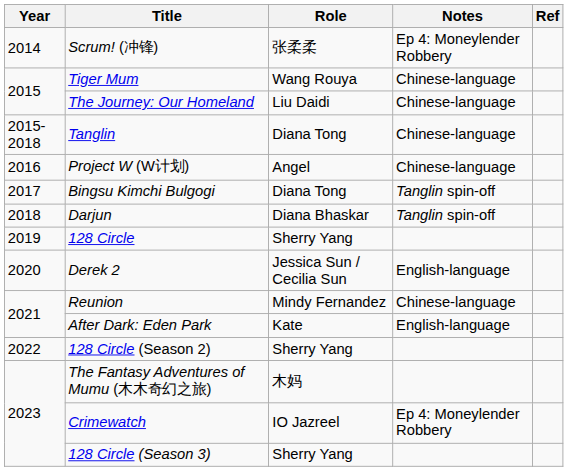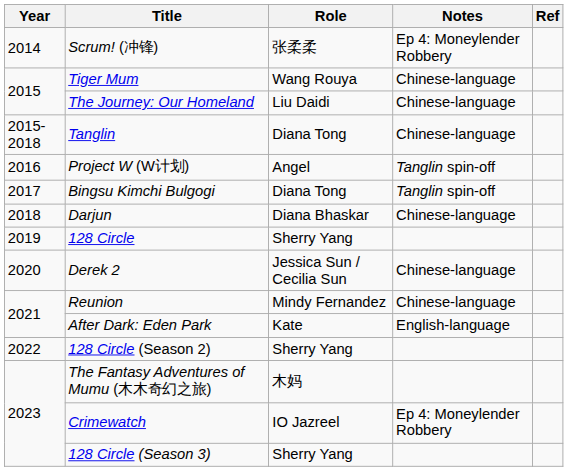(456, 167) Chinese-language -> (446, 167) Tanglin spin-off
(446, 215) Tanglin spin-off -> (456, 215) Chinese-language
(453, 270) English-language -> (456, 270) Chinese-language
